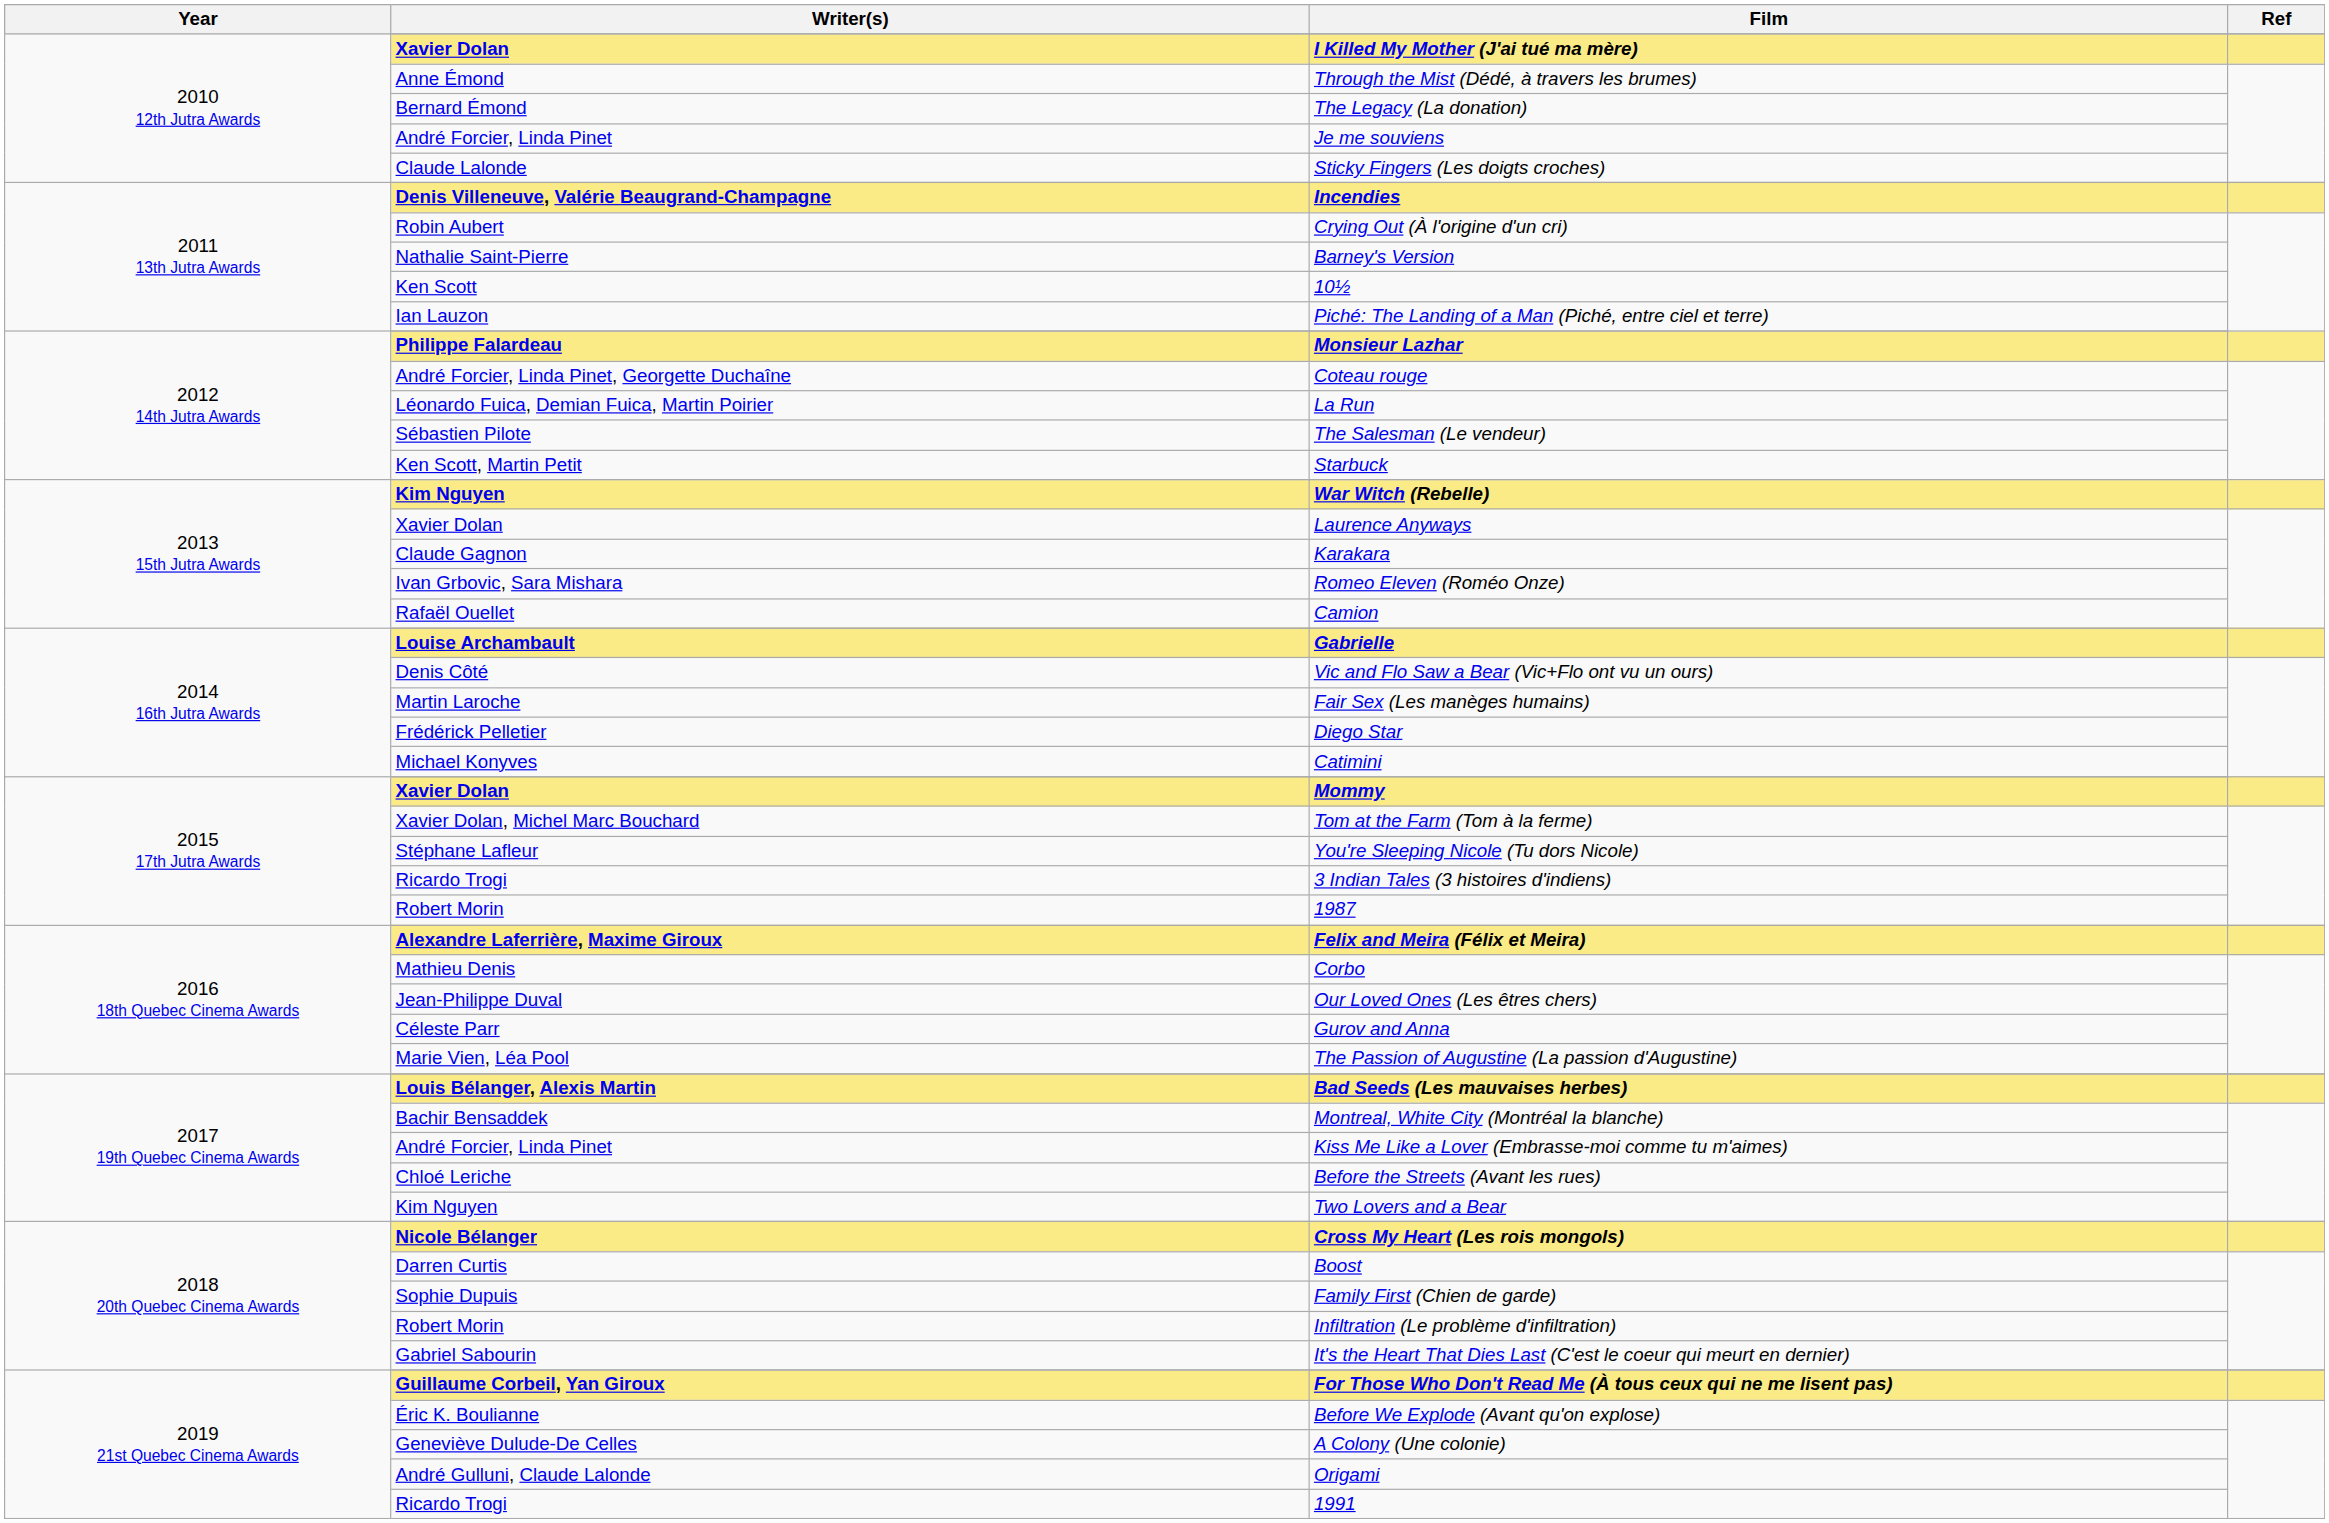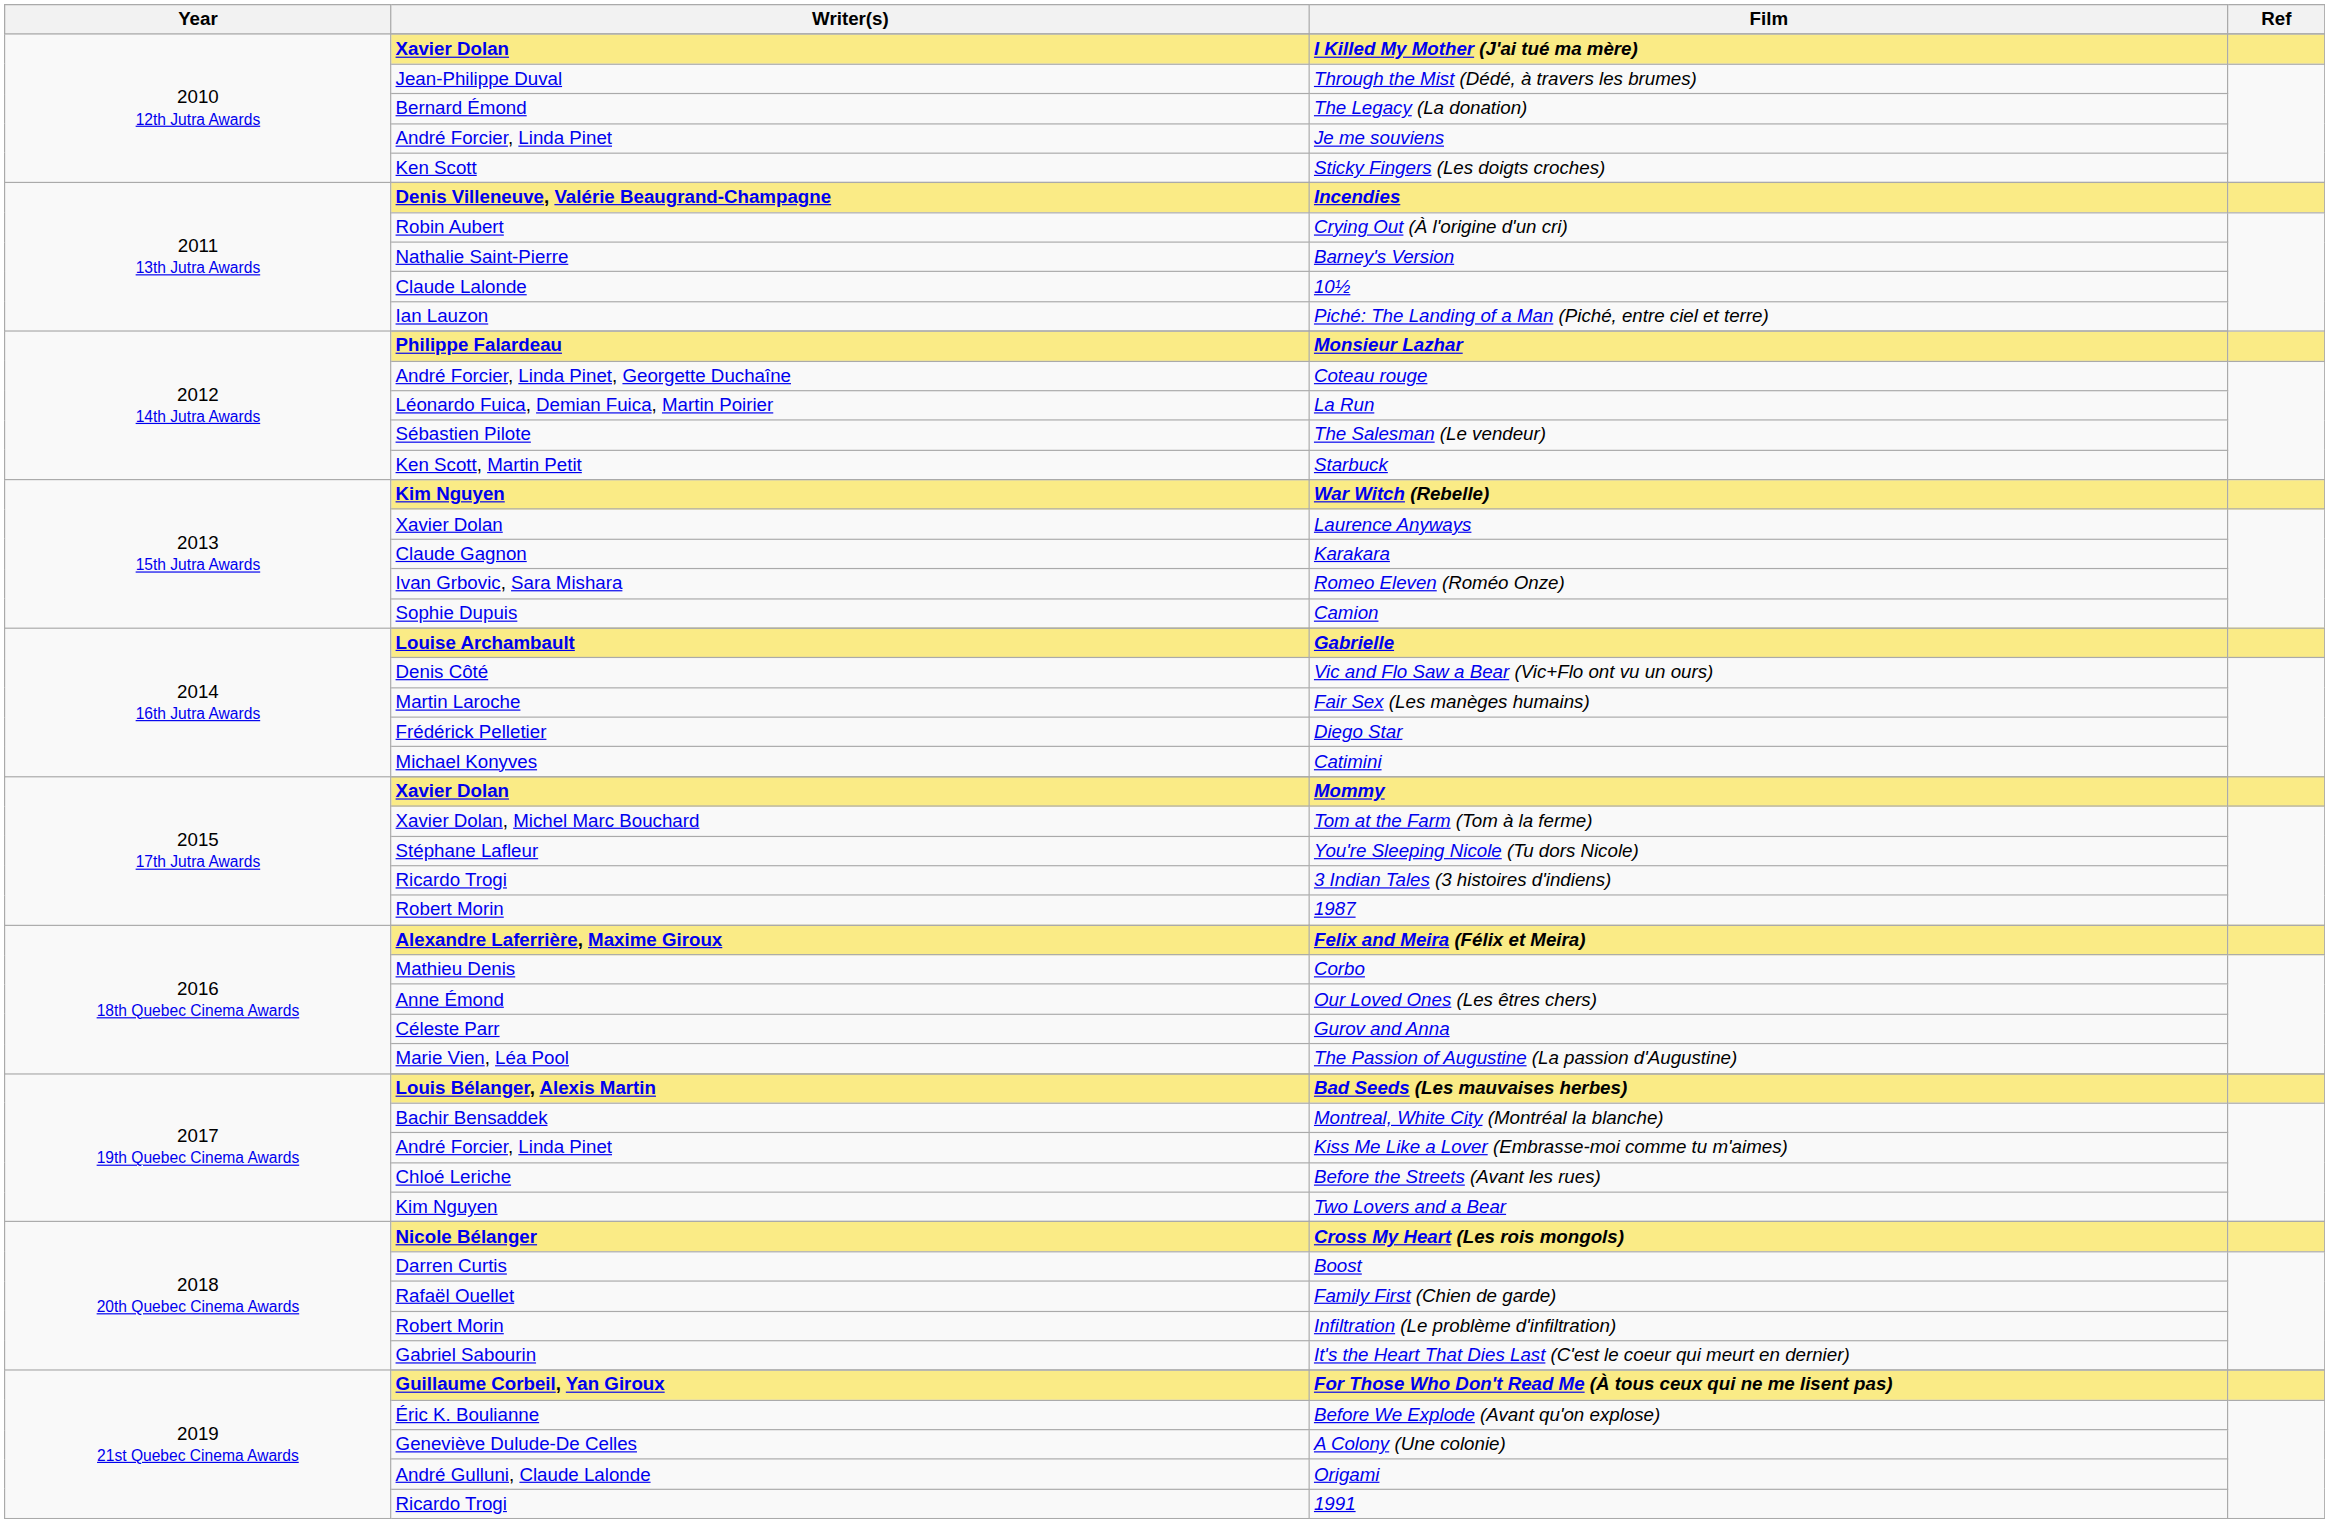(450, 78) Anne Émond -> (479, 78) Jean-Philippe Duval
(461, 167) Claude Lalonde -> (436, 167) Ken Scott
(436, 286) Ken Scott -> (461, 286) Claude Lalonde
(455, 613) Rafaël Ouellet -> (456, 613) Sophie Dupuis
(479, 999) Jean-Philippe Duval -> (450, 999) Anne Émond
(456, 1295) Sophie Dupuis -> (455, 1295) Rafaël Ouellet
